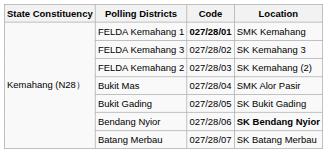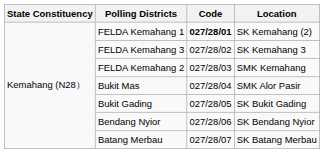(271, 32) SMK Kemahang -> (274, 32) SK Kemahang (2)
(274, 68) SK Kemahang (2) -> (271, 68) SMK Kemahang
(278, 121) bold -> (276, 122) normal
